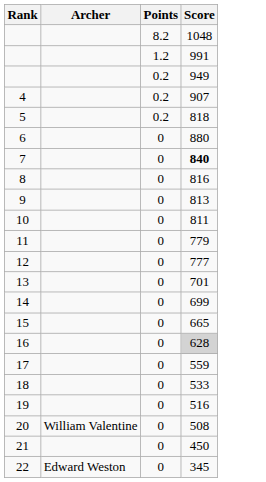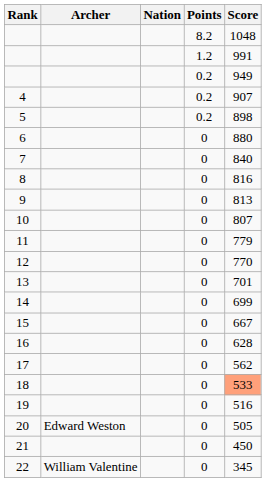+ column: (162, 14)
(199, 117) 818 -> (243, 117) 898
(199, 158) bold -> (243, 158) normal
(199, 220) 811 -> (243, 220) 807
(199, 261) 777 -> (243, 261) 770
(199, 323) 665 -> (243, 323) 667
(199, 343) lightgrey background -> (243, 343) no background
(199, 364) 559 -> (243, 364) 562
(199, 384) no background -> (243, 384) lightsalmon background
(91, 425) William Valentine -> (85, 425) Edward Weston
(199, 425) 508 -> (243, 425) 505
(85, 466) Edward Weston -> (91, 466) William Valentine
